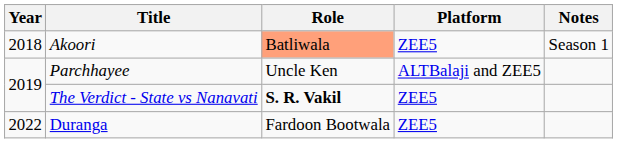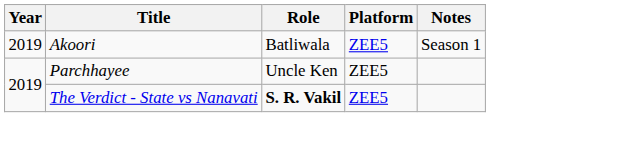(25, 44) 2018 -> (25, 44) 2019
(298, 44) lightsalmon background -> (298, 44) no background
(469, 71) ALTBalaji and ZEE5 -> (368, 71) ZEE5
- row: (79, 124)
